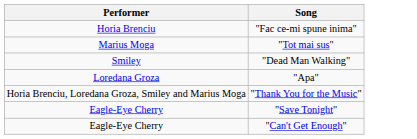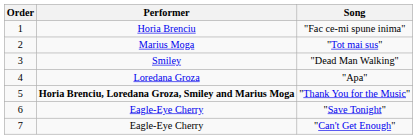+ column: (20, 12)
(126, 93) normal -> (167, 93) bold
